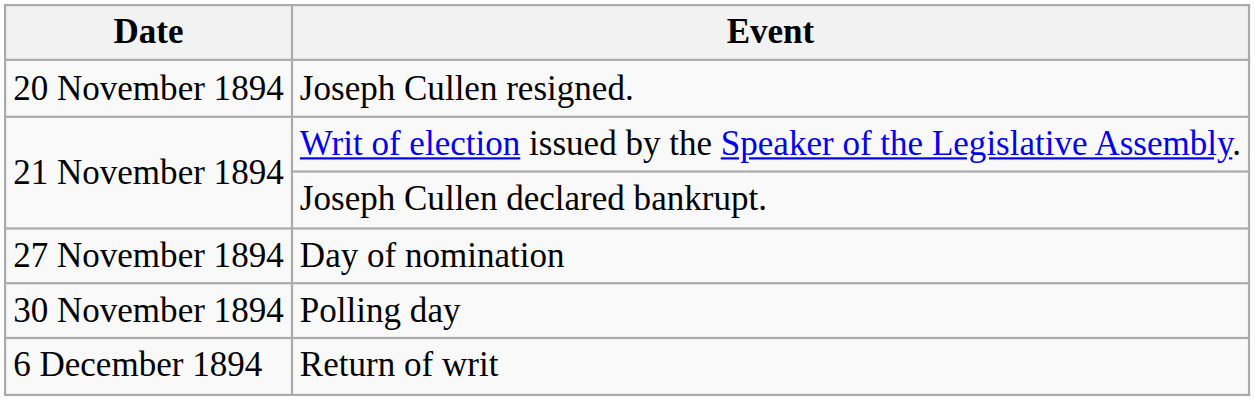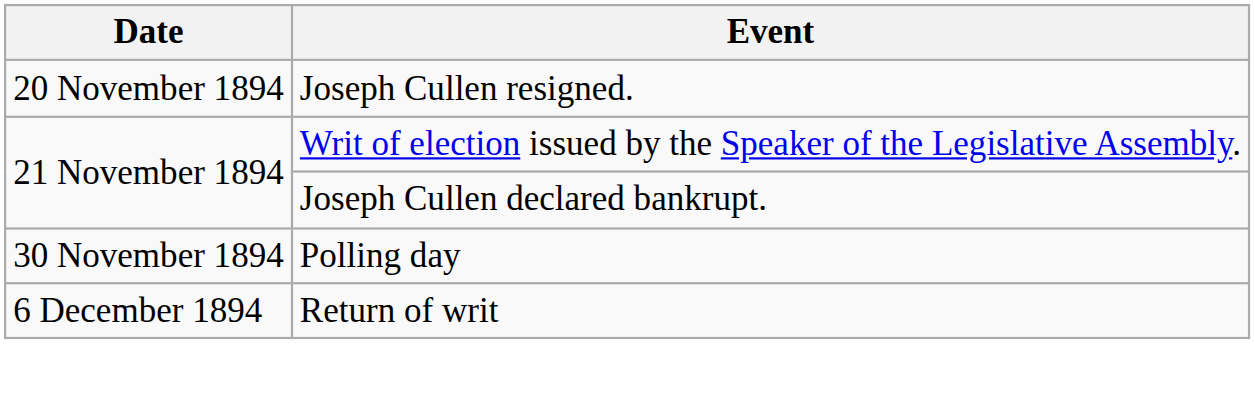- row: (432, 254)
